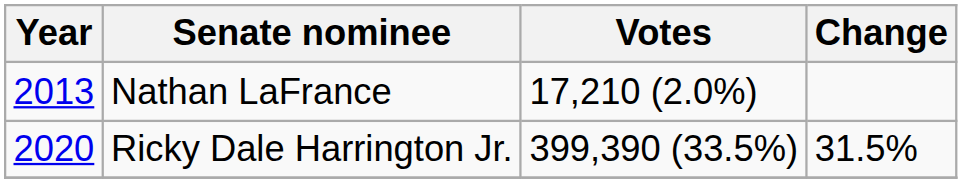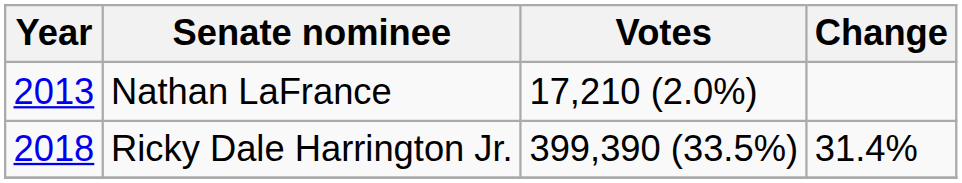(54, 148) 2020 -> (54, 148) 2018
(866, 148) 31.5% -> (866, 148) 31.4%
